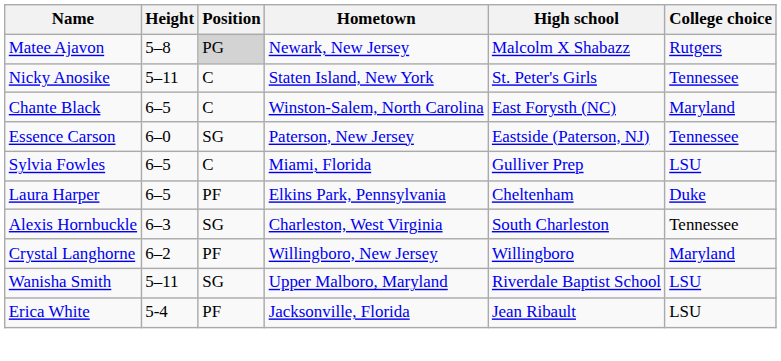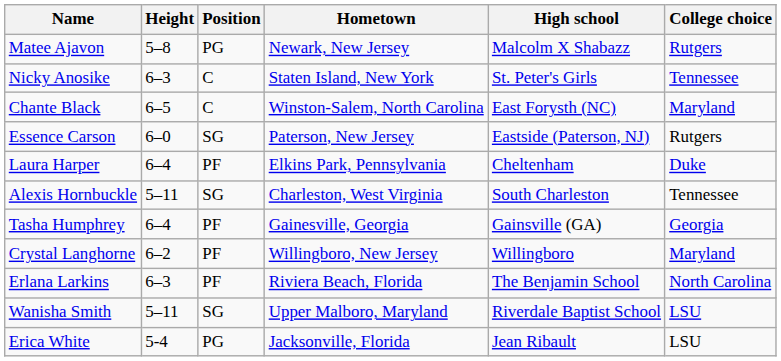(213, 48) lightgrey background -> (213, 48) no background
(162, 77) 5–11 -> (158, 77) 6–3
(704, 136) Tennessee -> (696, 136) Rutgers
- row: (57, 165)
(158, 194) 6–5 -> (158, 165) 6–4
(158, 224) 6–3 -> (162, 194) 5–11
+ row: (67, 224)
+ row: (59, 282)
(212, 312) PF -> (213, 341) PG
